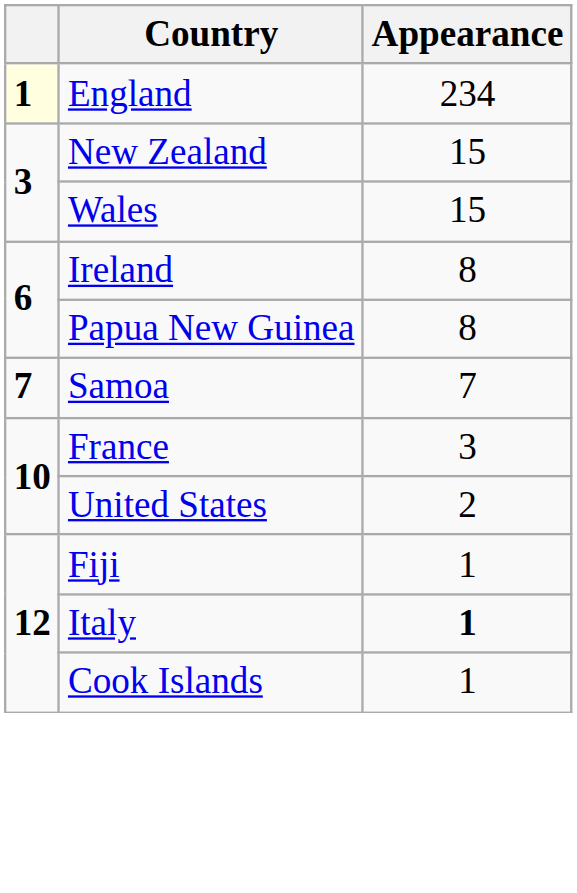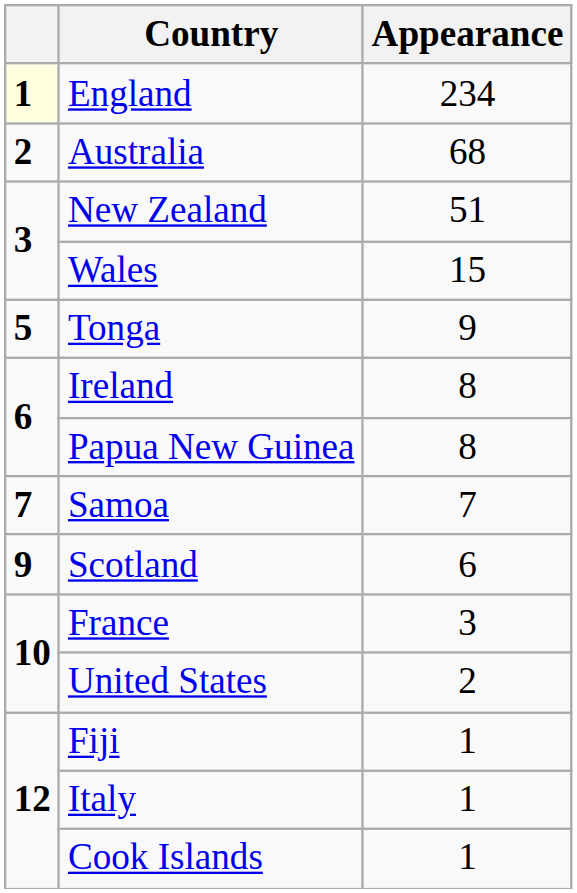+ row: (136, 151)
(467, 151) 15 -> (467, 210) 51
+ row: (114, 328)
+ row: (133, 563)
(467, 622) bold -> (467, 799) normal
